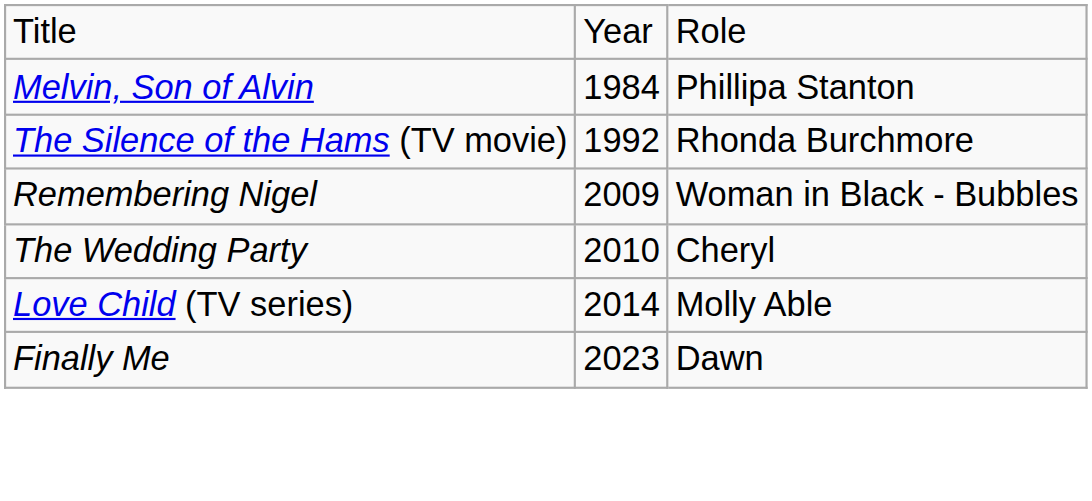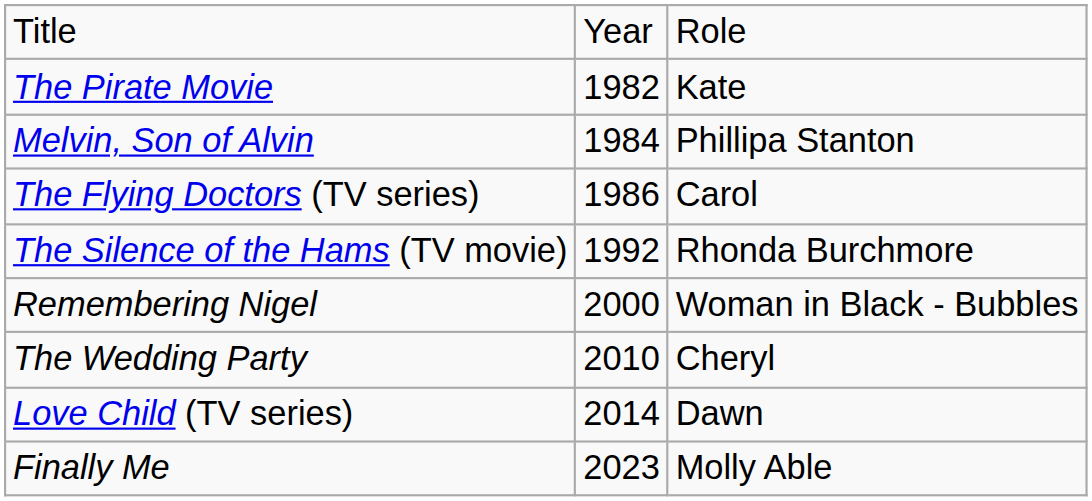+ row: (143, 86)
+ row: (246, 195)
(622, 195) 2009 -> (622, 304) 2000
(754, 304) Molly Able -> (720, 413) Dawn
(720, 359) Dawn -> (754, 468) Molly Able
